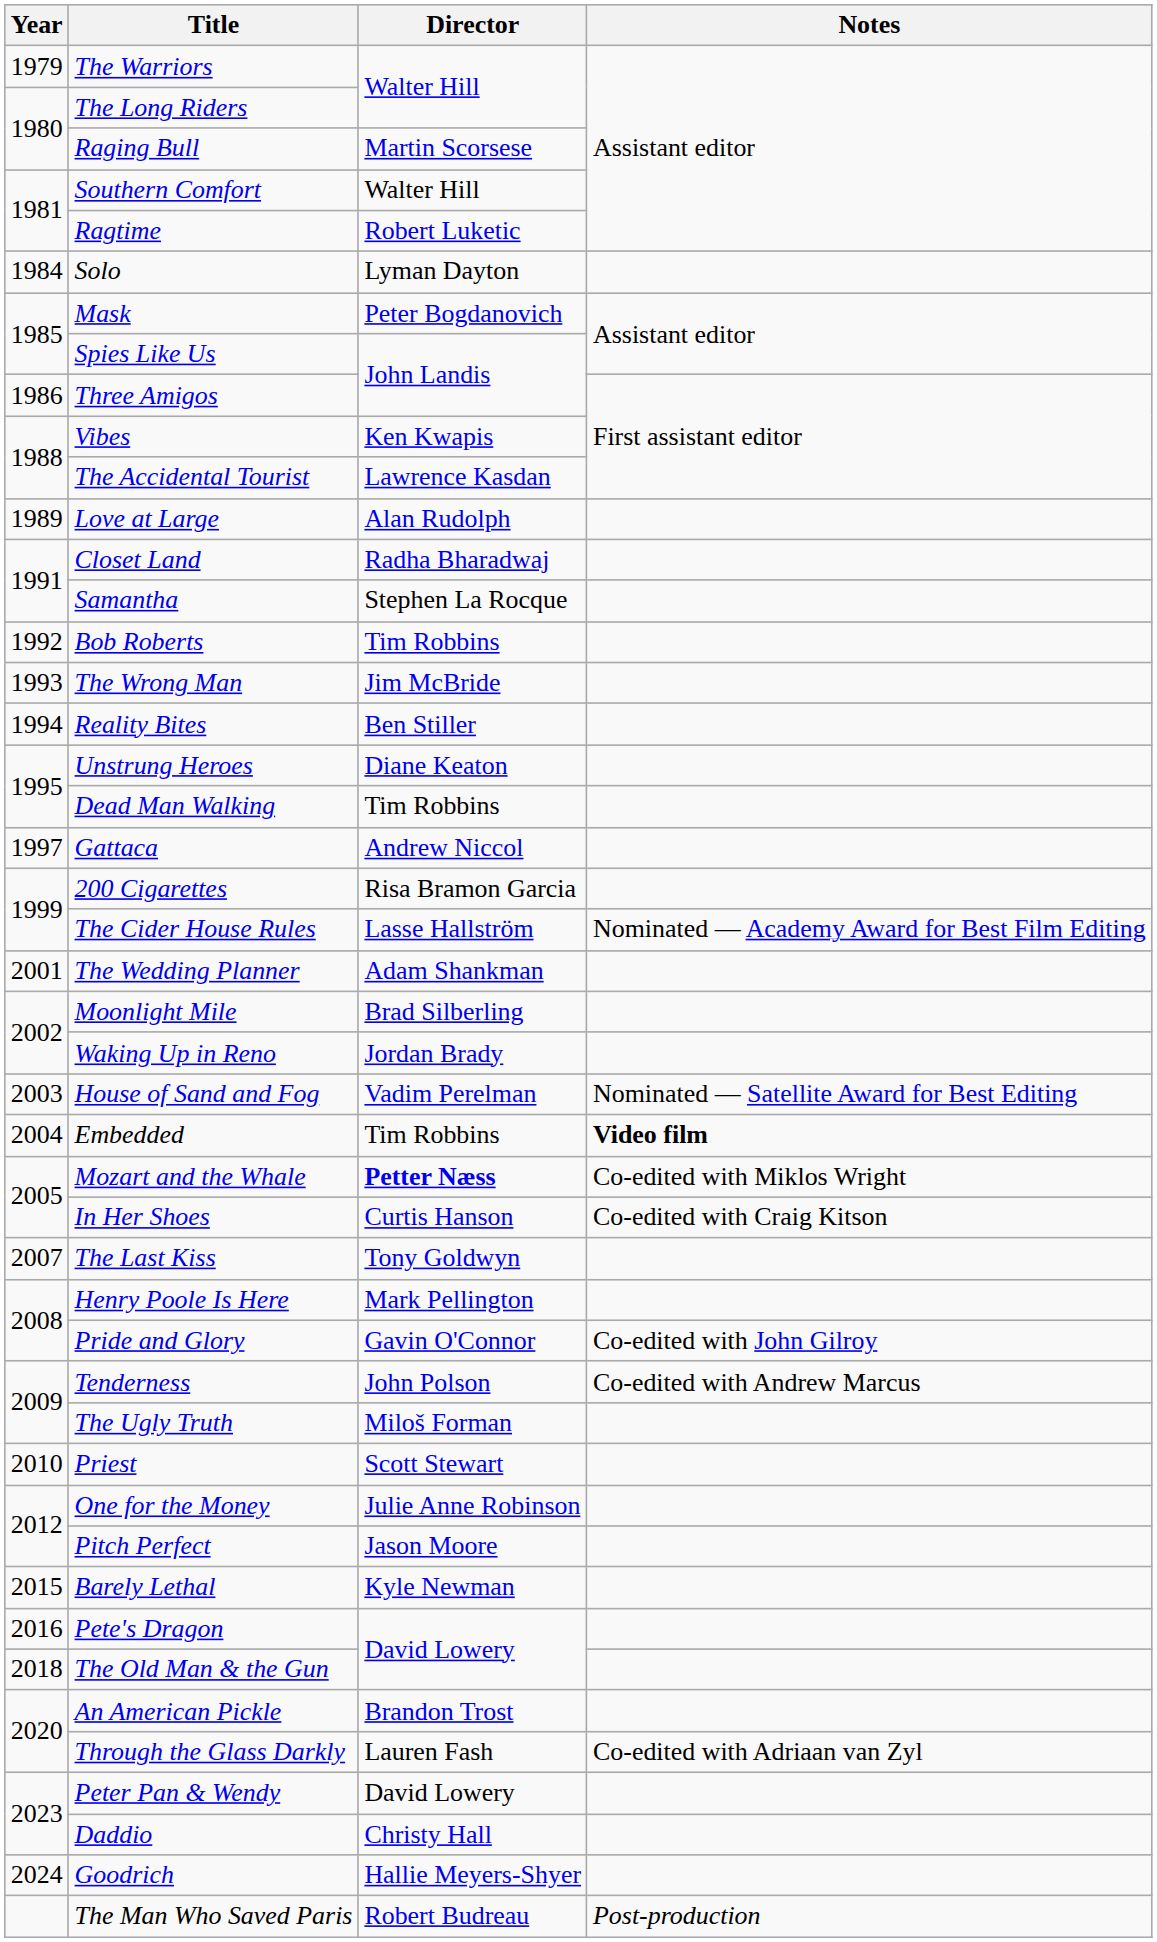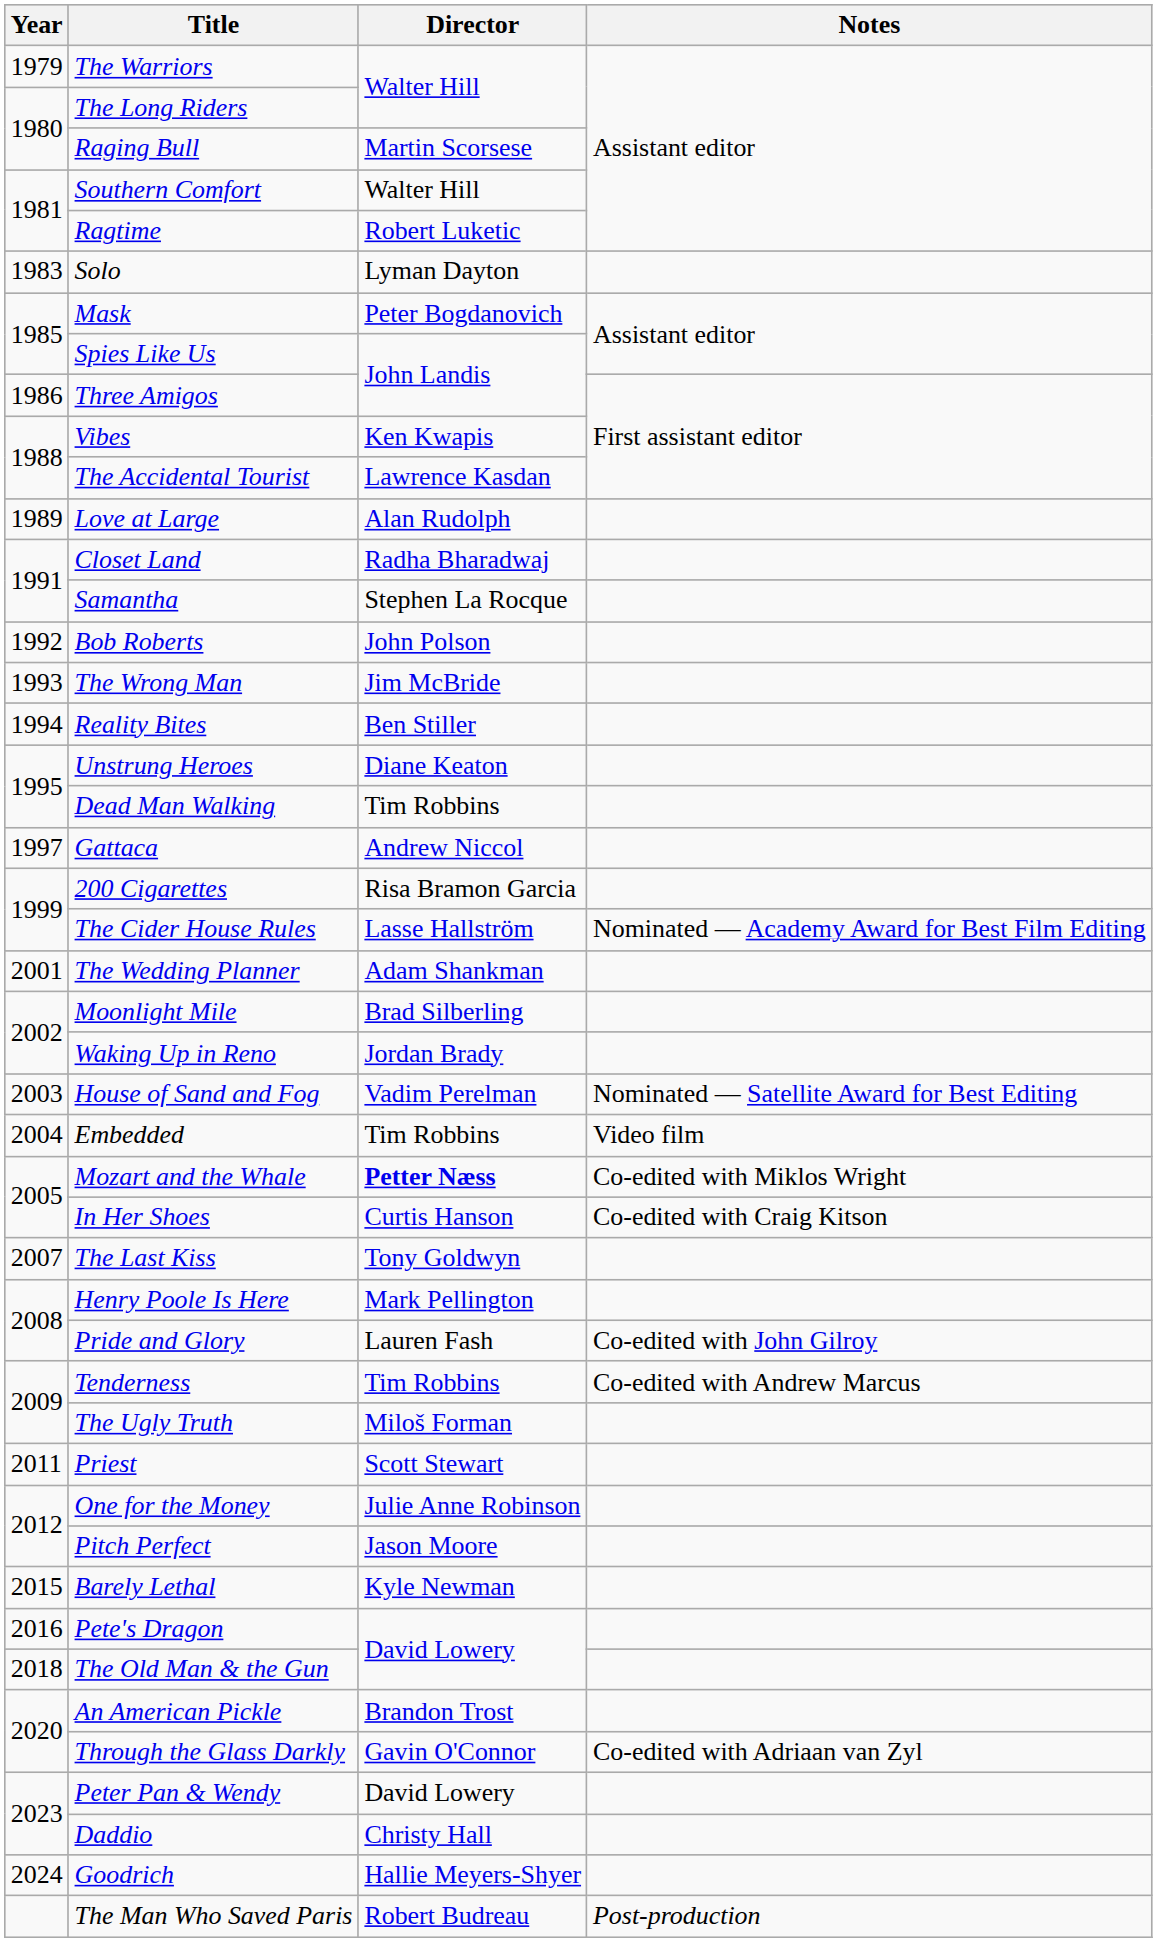(37, 271) 1984 -> (37, 271) 1983
(432, 641) Tim Robbins -> (427, 641) John Polson
(650, 1134) bold -> (649, 1134) normal
(450, 1340) Gavin O'Connor -> (429, 1340) Lauren Fash
(427, 1381) John Polson -> (432, 1381) Tim Robbins
(37, 1463) 2010 -> (36, 1463) 2011
(429, 1751) Lauren Fash -> (450, 1751) Gavin O'Connor
